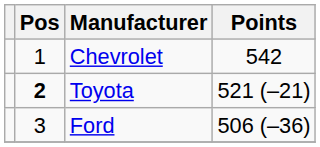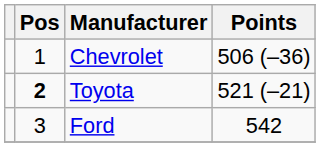(264, 57) 542 -> (264, 57) 506 (–36)
(264, 125) 506 (–36) -> (264, 125) 542
